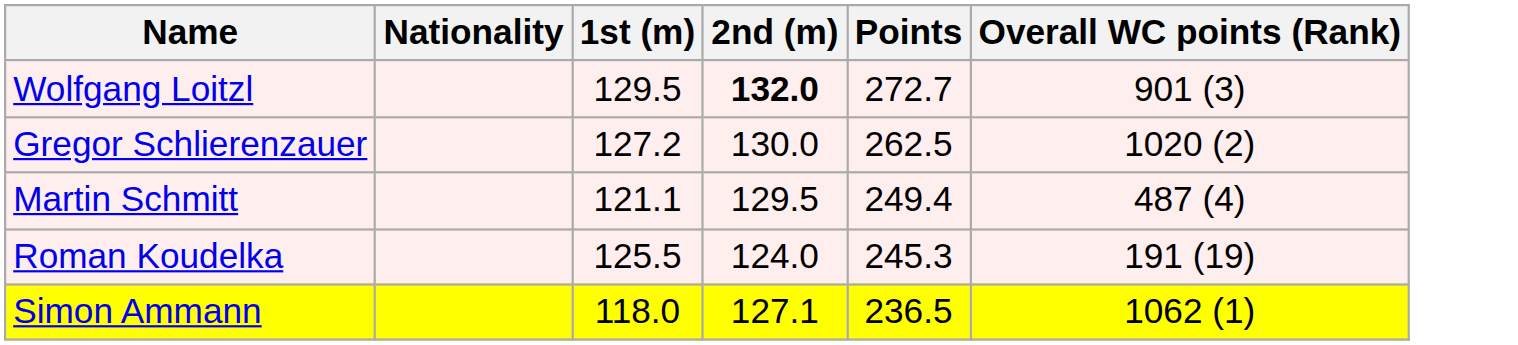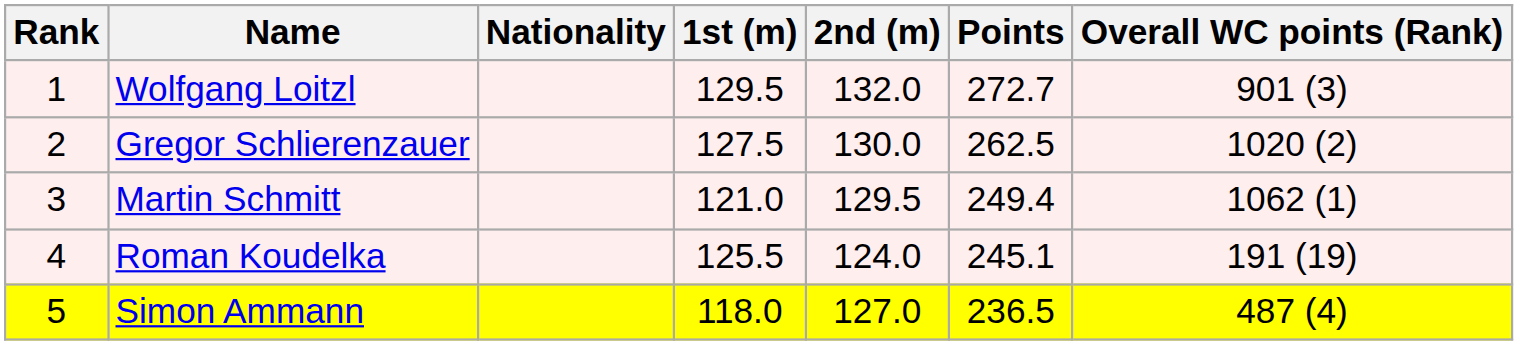+ column: (56, 32)
(775, 88) bold -> (877, 88) normal
(637, 144) 127.2 -> (740, 144) 127.5
(637, 199) 121.1 -> (740, 199) 121.0
(1190, 199) 487 (4) -> (1292, 199) 1062 (1)
(908, 255) 245.3 -> (1011, 255) 245.1
(775, 311) 127.1 -> (877, 311) 127.0
(1190, 311) 1062 (1) -> (1292, 311) 487 (4)
